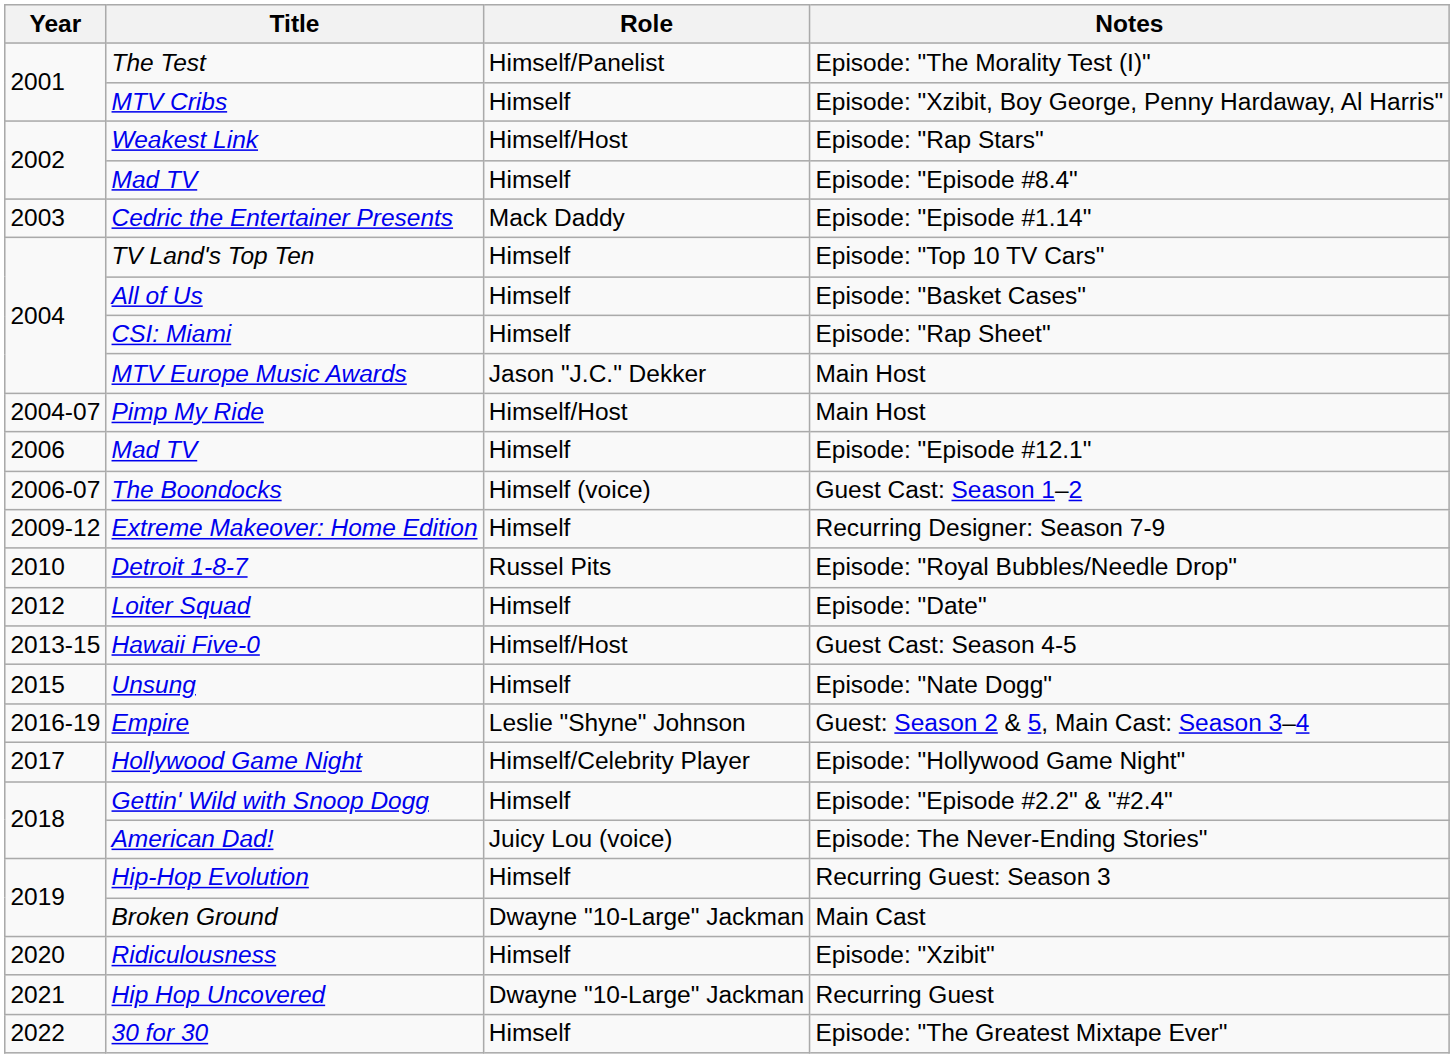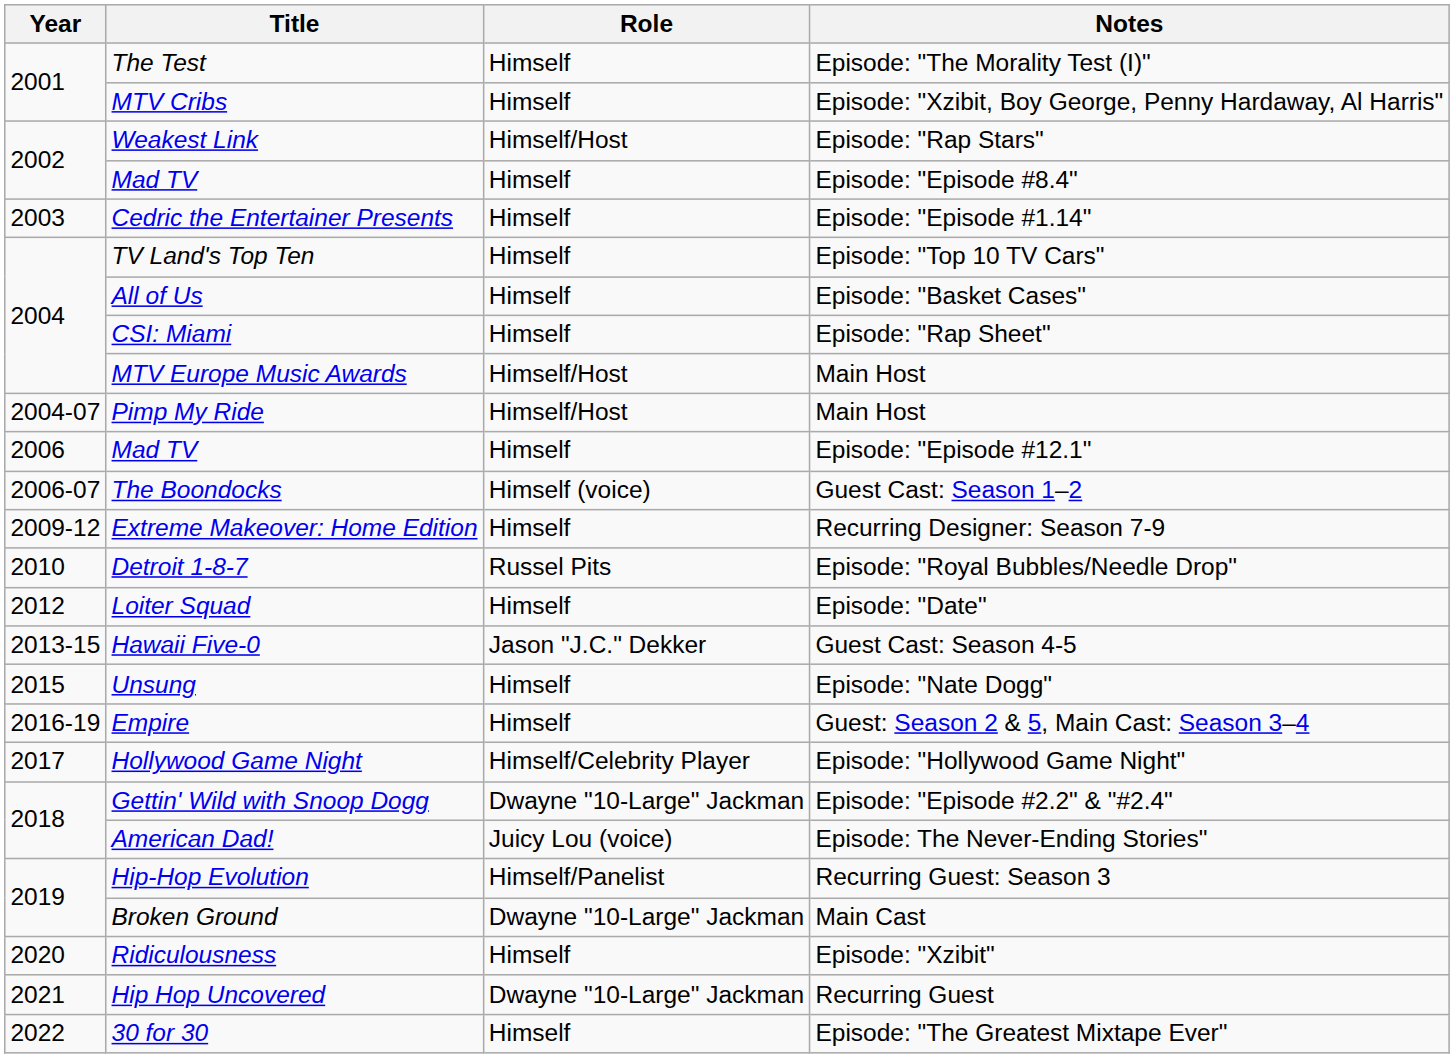(577, 62) Himself/Panelist -> (530, 62) Himself
(557, 218) Mack Daddy -> (530, 218) Himself
(597, 373) Jason "J.C." Dekker -> (558, 373) Himself/Host
(558, 645) Himself/Host -> (597, 645) Jason "J.C." Dekker
(617, 722) Leslie "Shyne" Johnson -> (530, 722) Himself
(530, 800) Himself -> (646, 800) Dwayne "10-Large" Jackman
(530, 878) Himself -> (577, 878) Himself/Panelist
